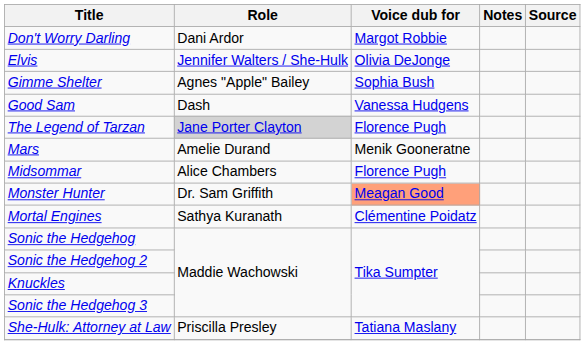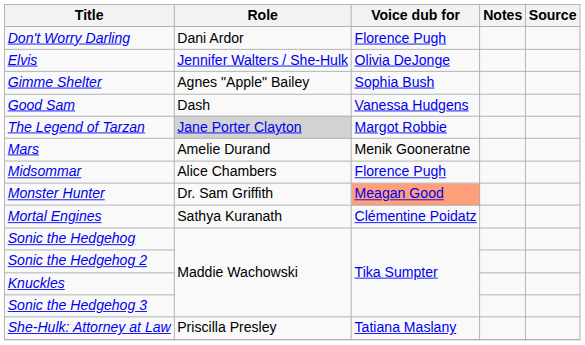(401, 37) Margot Robbie -> (400, 37) Florence Pugh
(400, 127) Florence Pugh -> (401, 127) Margot Robbie
